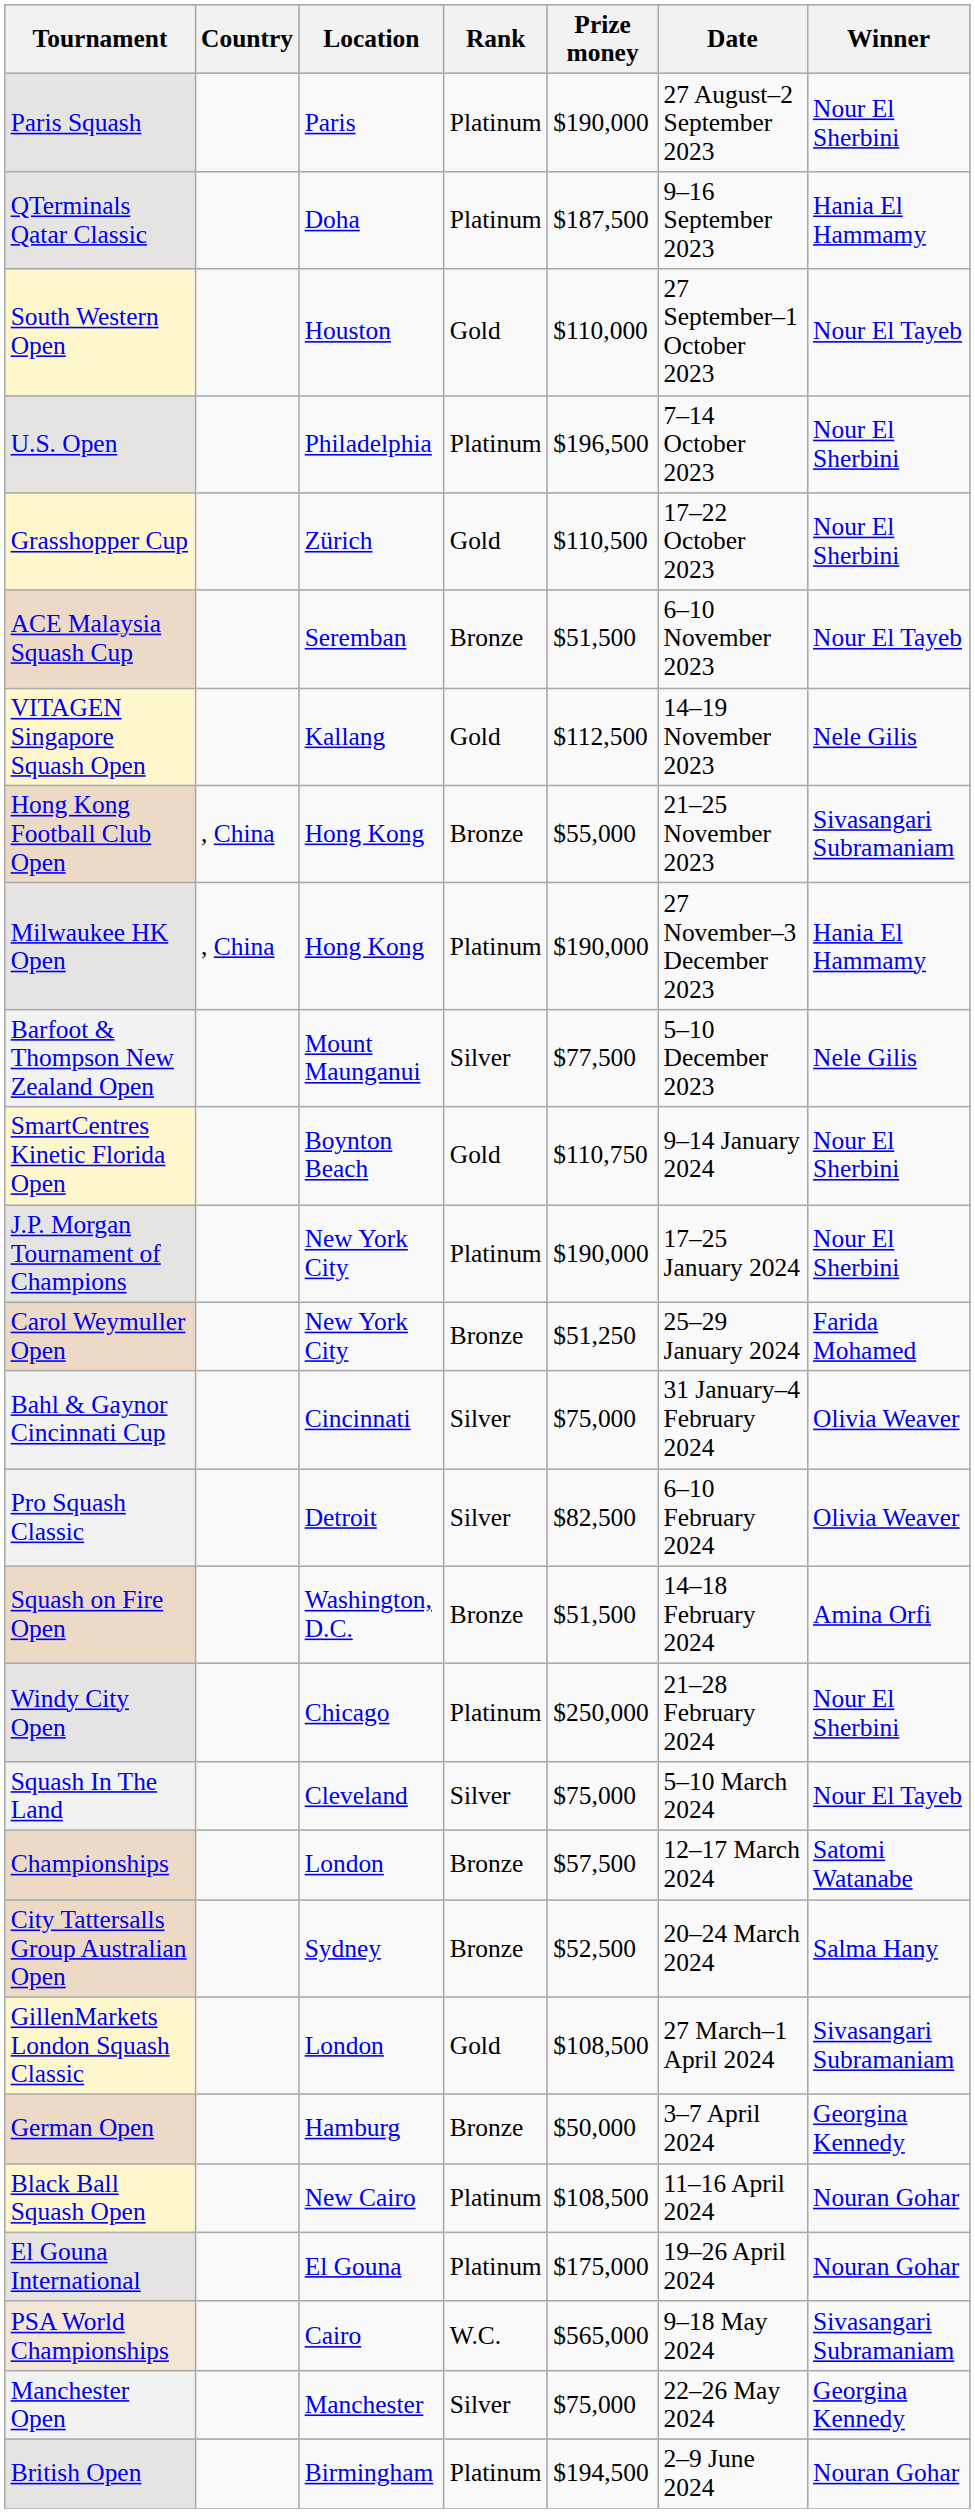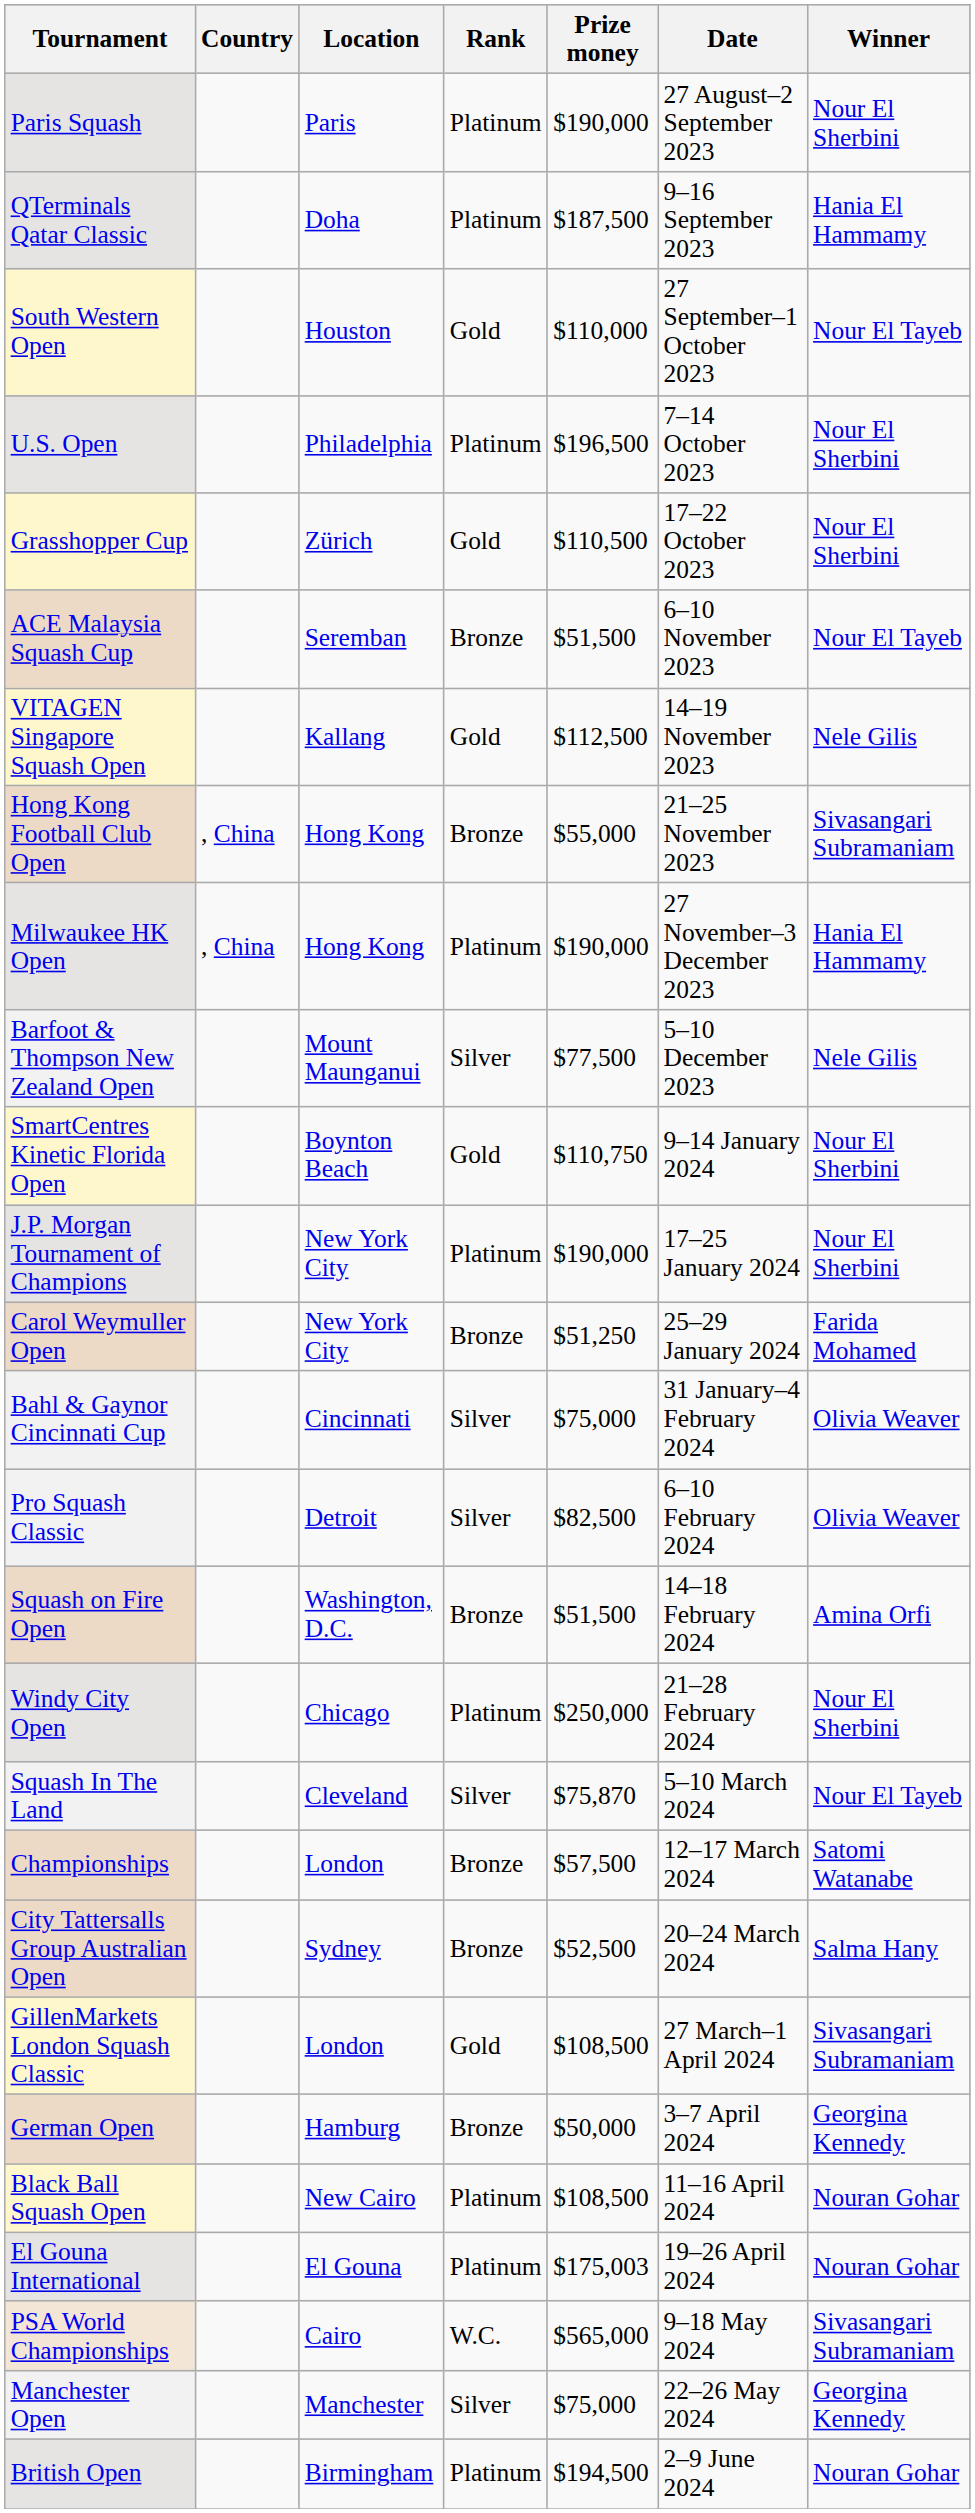(595, 1795) $75,000 -> (595, 1795) $75,870
(601, 2266) $175,000 -> (601, 2266) $175,003
